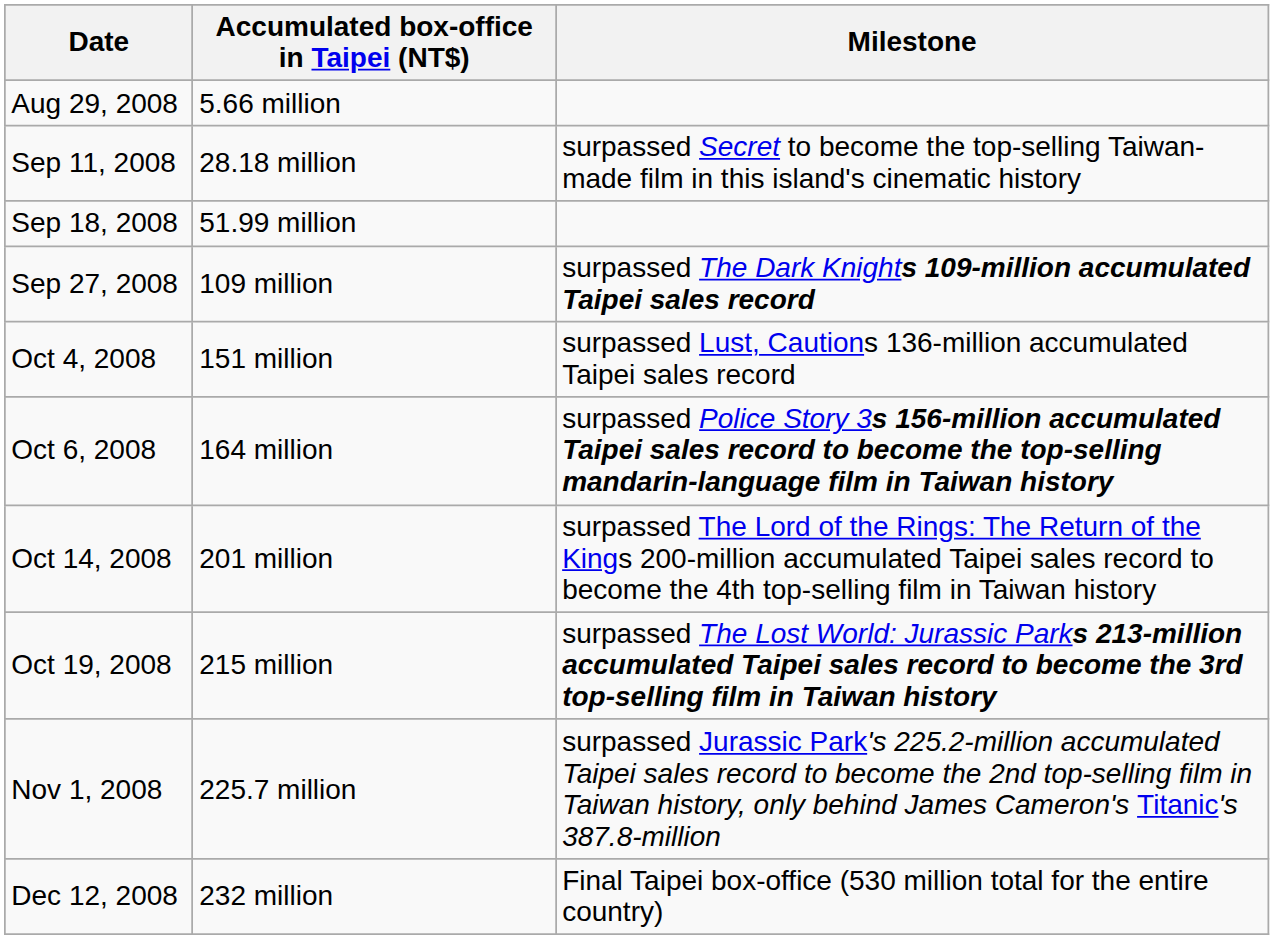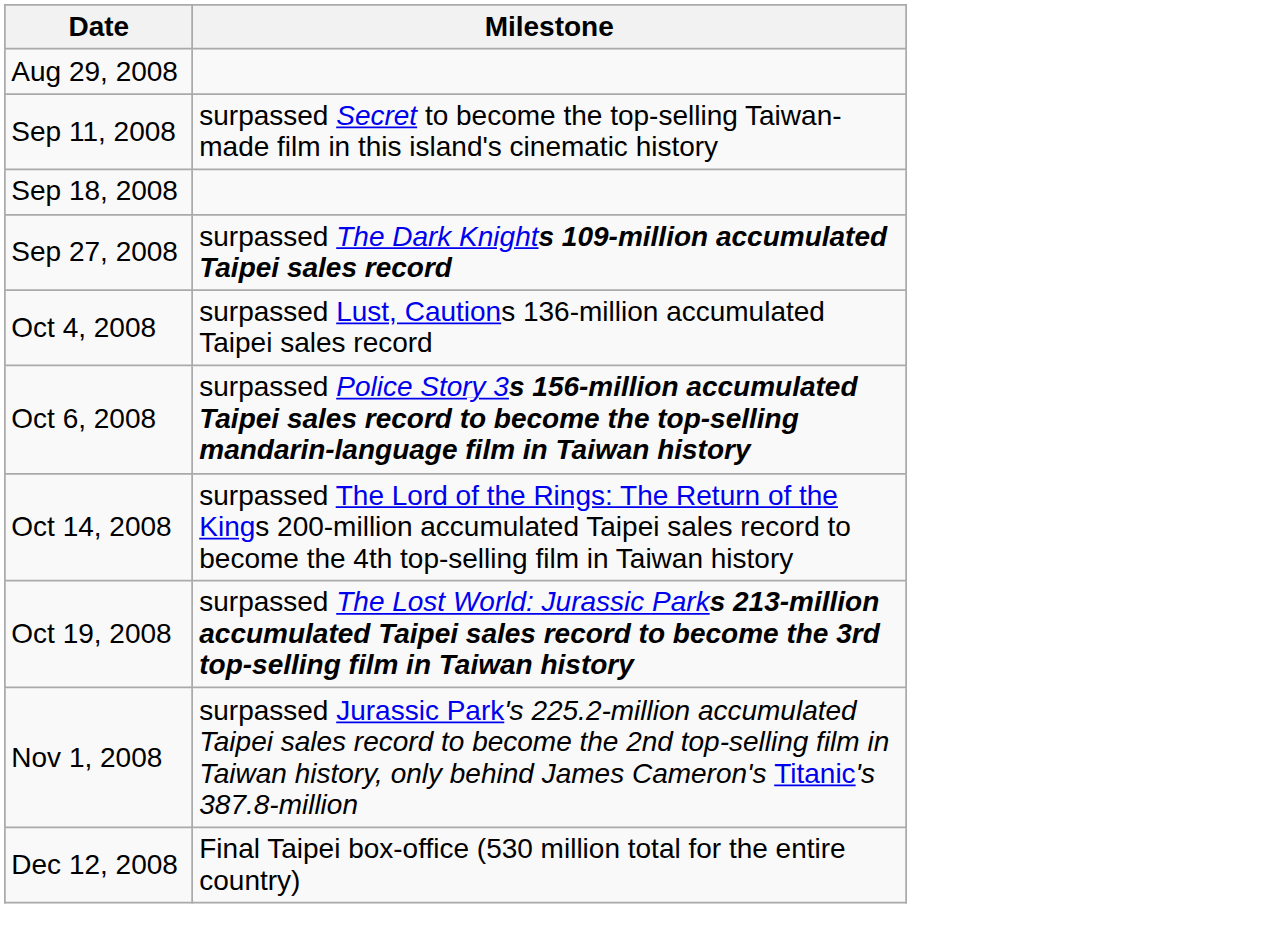- column: (374, 42)
